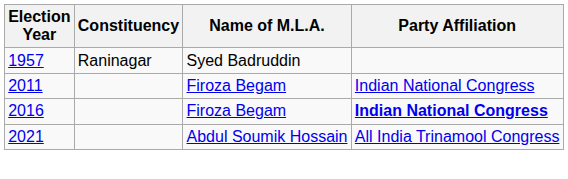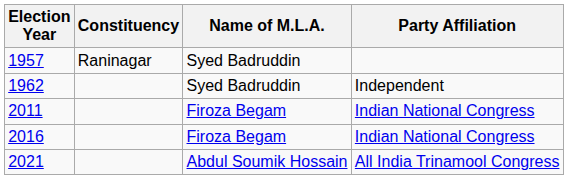+ row: (26, 85)
(451, 111) bold -> (445, 136) normal
